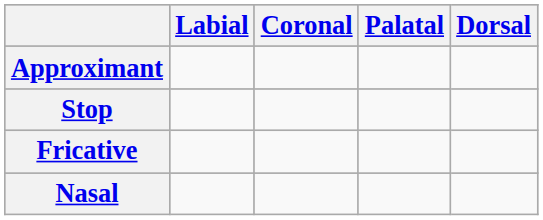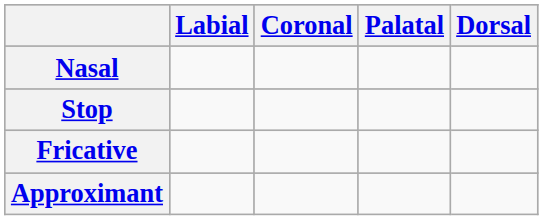rows swapped: (87, 192) <-> (87, 67)
